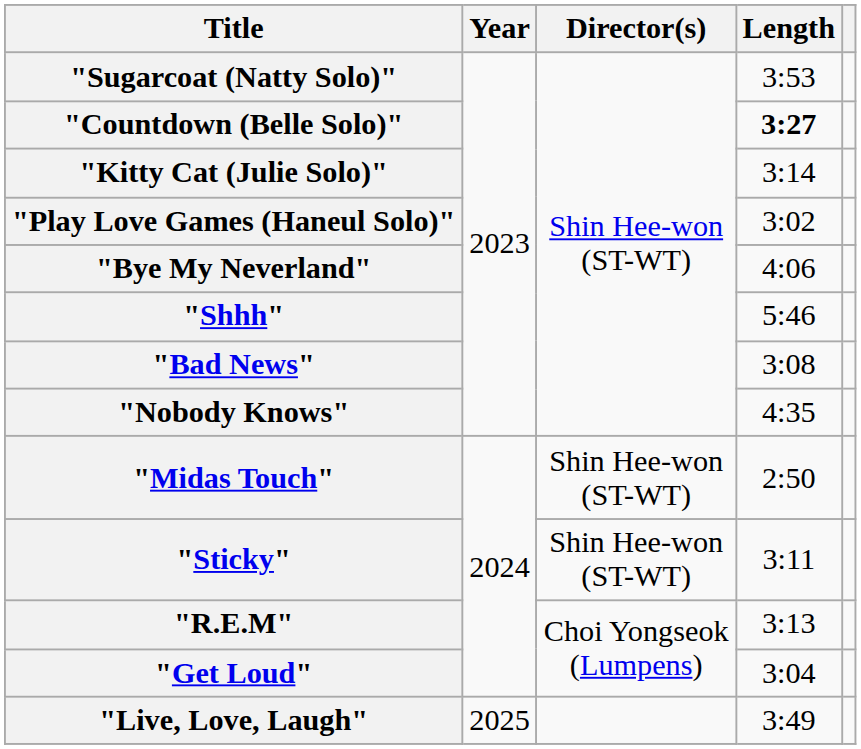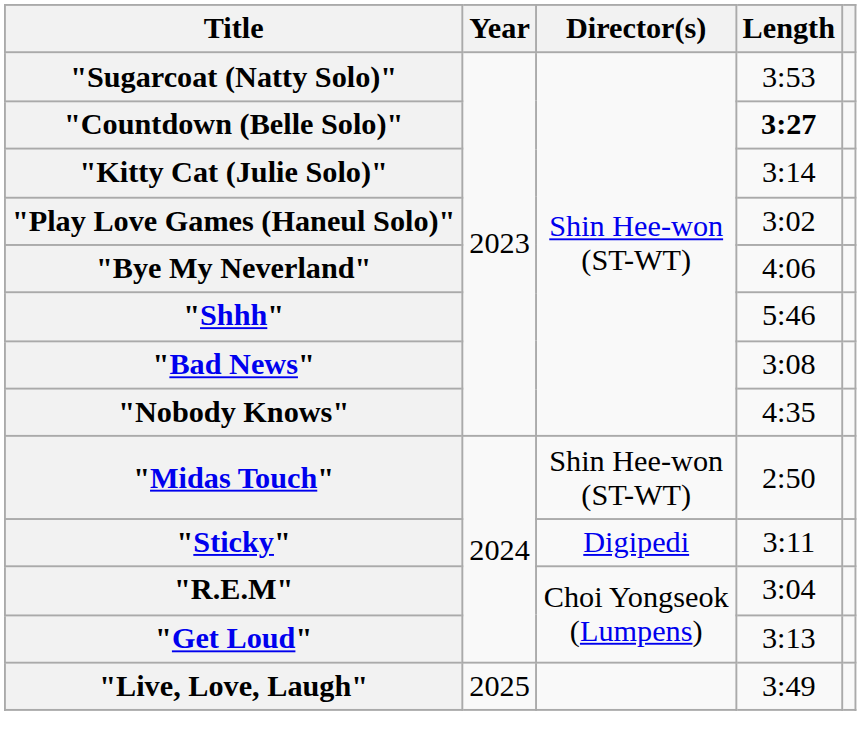(636, 559) Shin Hee-won (ST-WT) -> (636, 542) Digipedi
(789, 624) 3:13 -> (789, 590) 3:04
(789, 672) 3:04 -> (789, 638) 3:13
